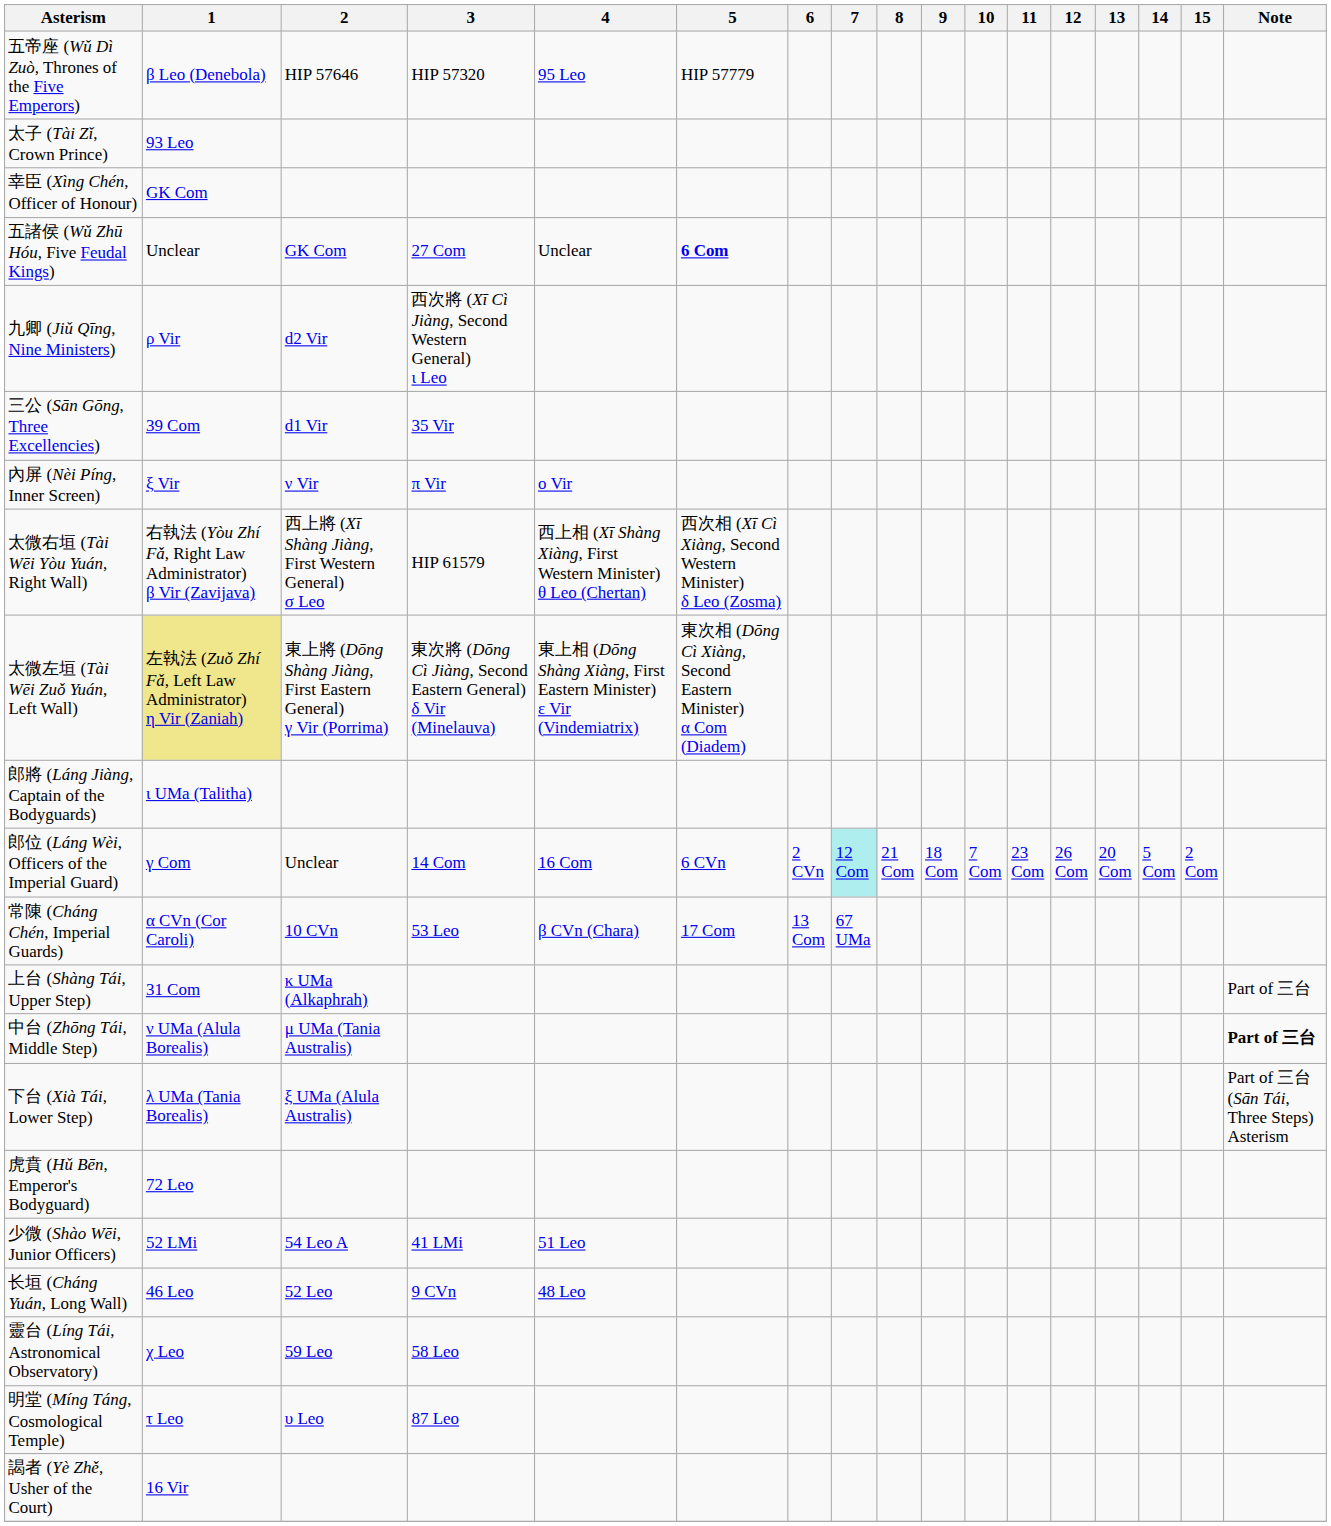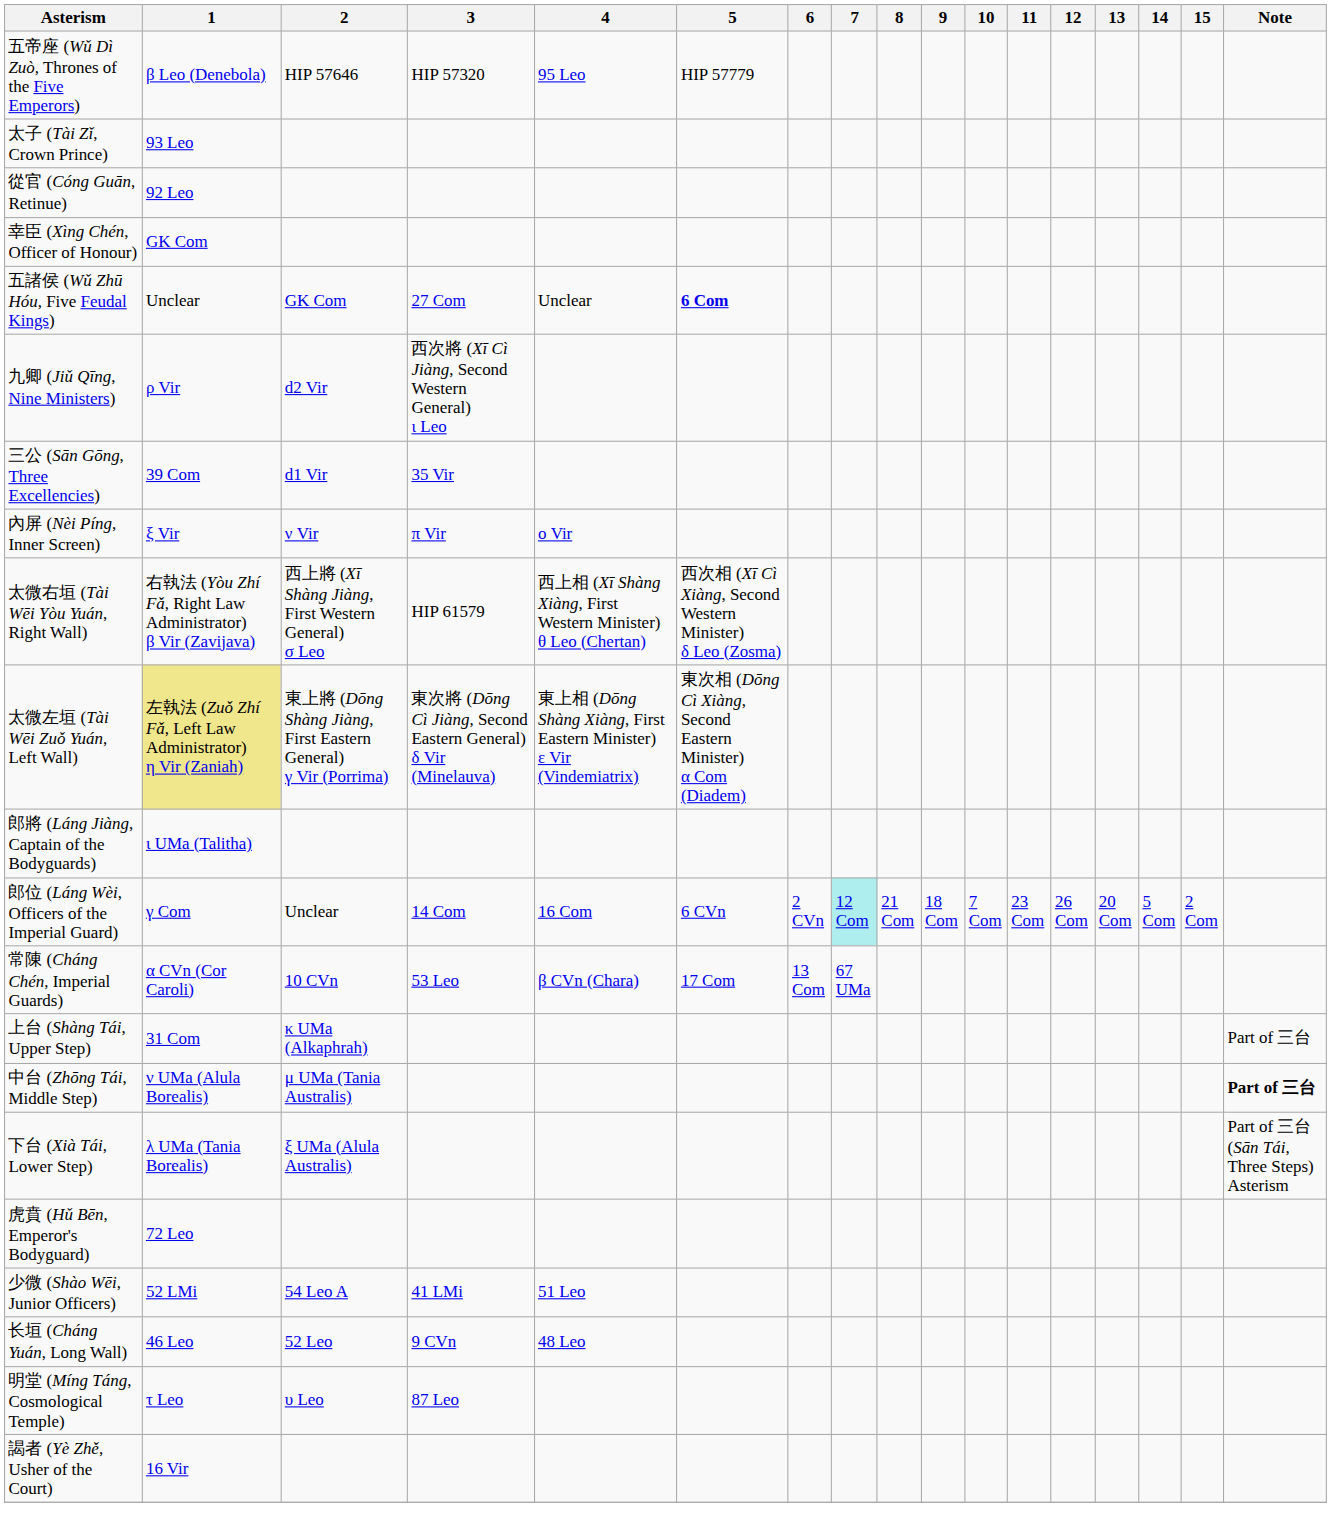+ row: (72, 192)
- row: (61, 1351)
